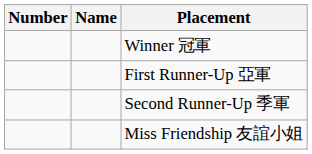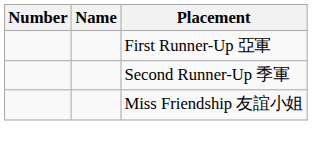- row: (168, 45)
